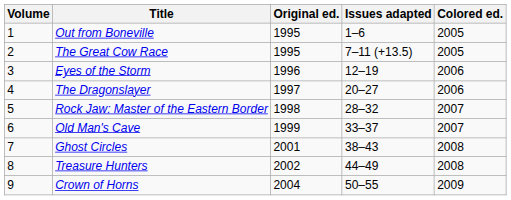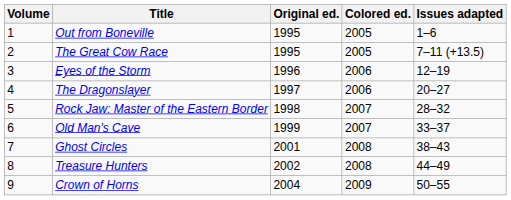columns swapped: (470, 14) <-> (388, 14)
